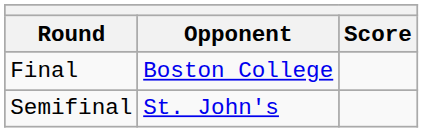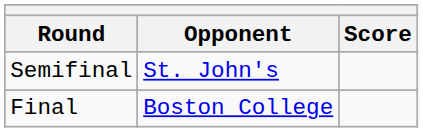rows swapped: (71, 108) <-> (44, 71)
